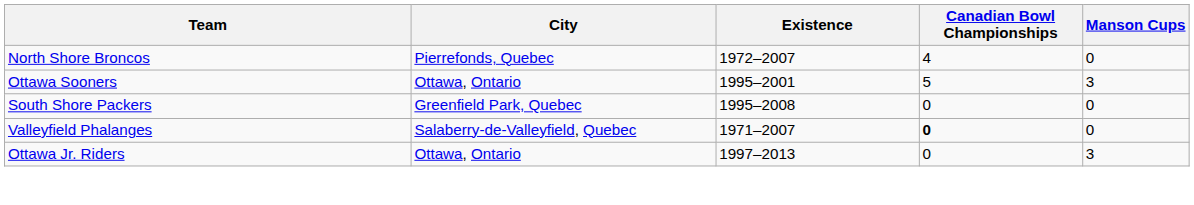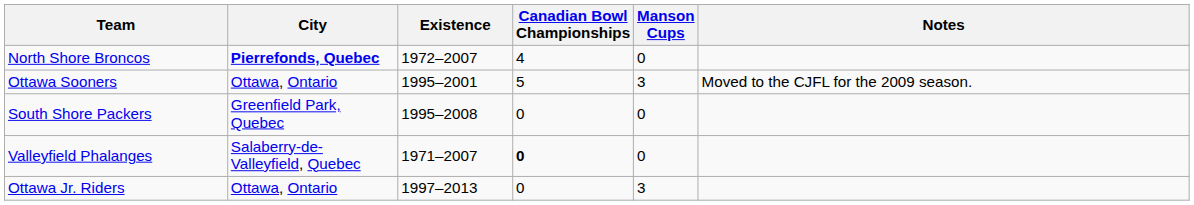+ column: (944, 25)
(484, 57) normal -> (305, 57) bold
